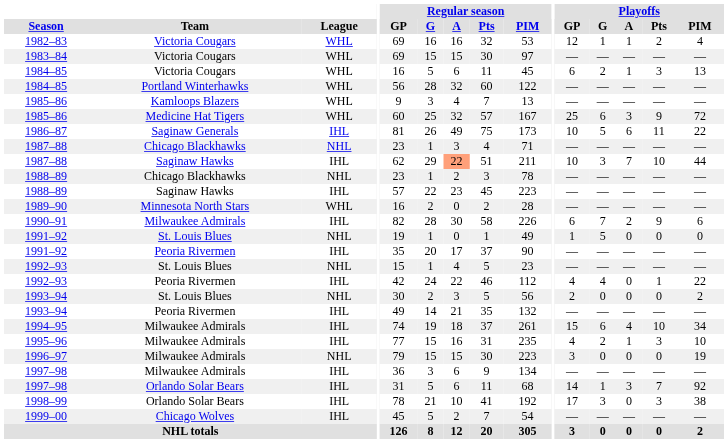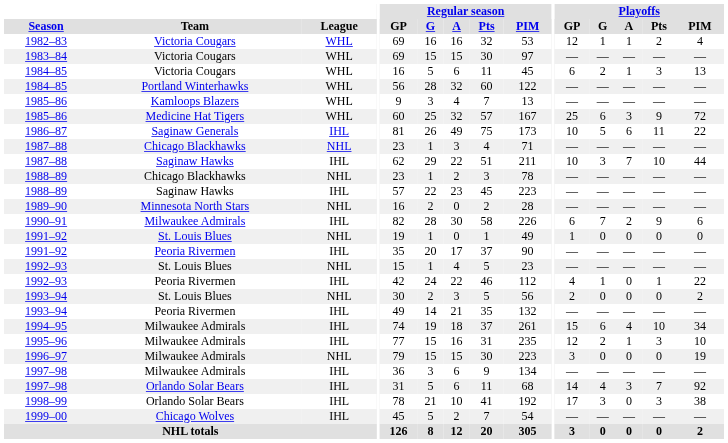(457, 161) lightsalmon background -> (457, 161) no background
(339, 206) WHL -> (339, 206) NHL
(603, 236) 5 -> (603, 236) 0
(603, 281) 4 -> (603, 281) 1
(572, 341) 4 -> (572, 341) 12
(603, 386) 1 -> (603, 386) 4
